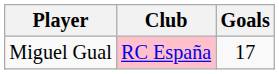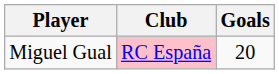(245, 52) 17 -> (245, 52) 20
